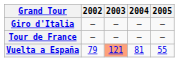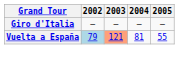- row: (43, 37)
(93, 50) no background -> (93, 37) lightblue background
